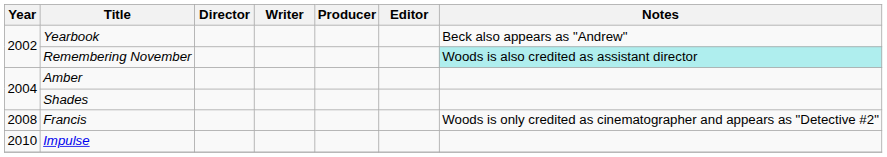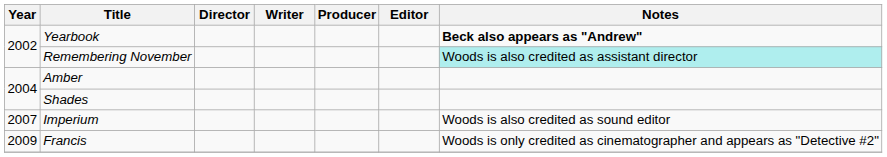(535, 36) normal -> (542, 36) bold
+ row: (71, 120)
(22, 120) 2008 -> (22, 141) 2009
- row: (66, 141)
